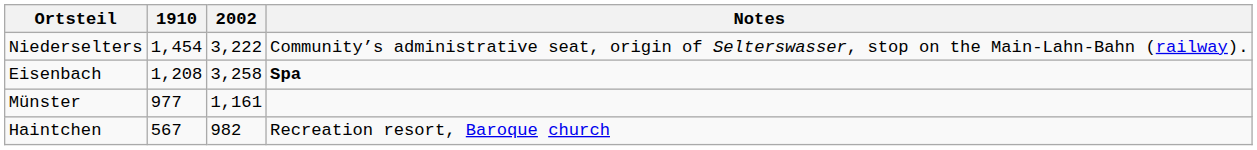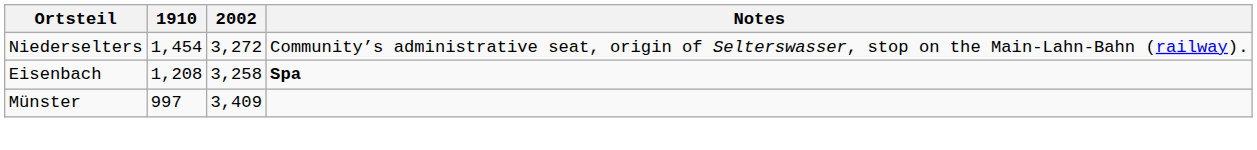(236, 47) 3,222 -> (236, 47) 3,272
(166, 103) 977 -> (166, 103) 997
(236, 103) 1,161 -> (236, 103) 3,409
- row: (55, 131)
